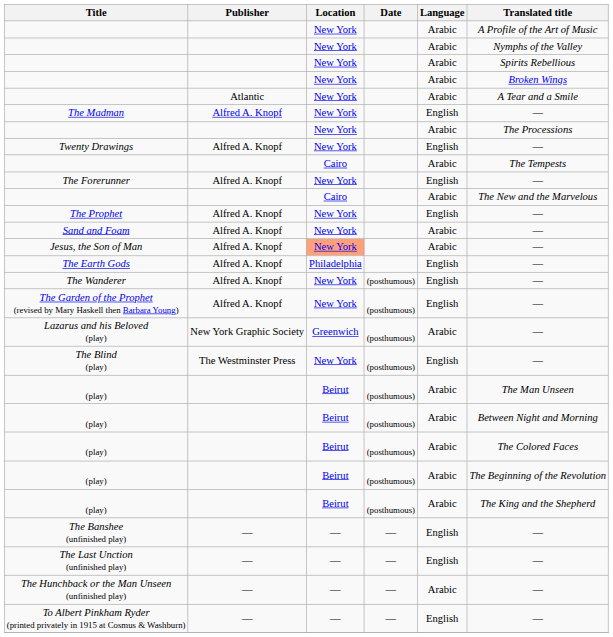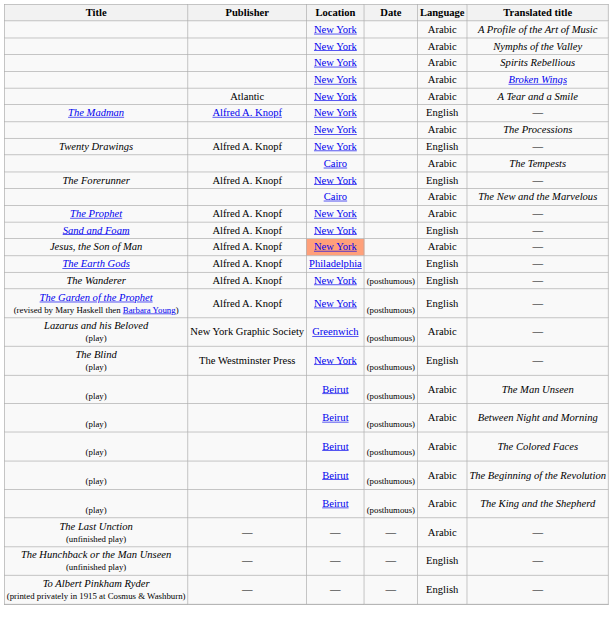(442, 213) English -> (442, 213) Arabic
(442, 230) Arabic -> (442, 230) English
- row: (96, 532)
(442, 561) English -> (442, 532) Arabic
(442, 589) Arabic -> (442, 561) English
